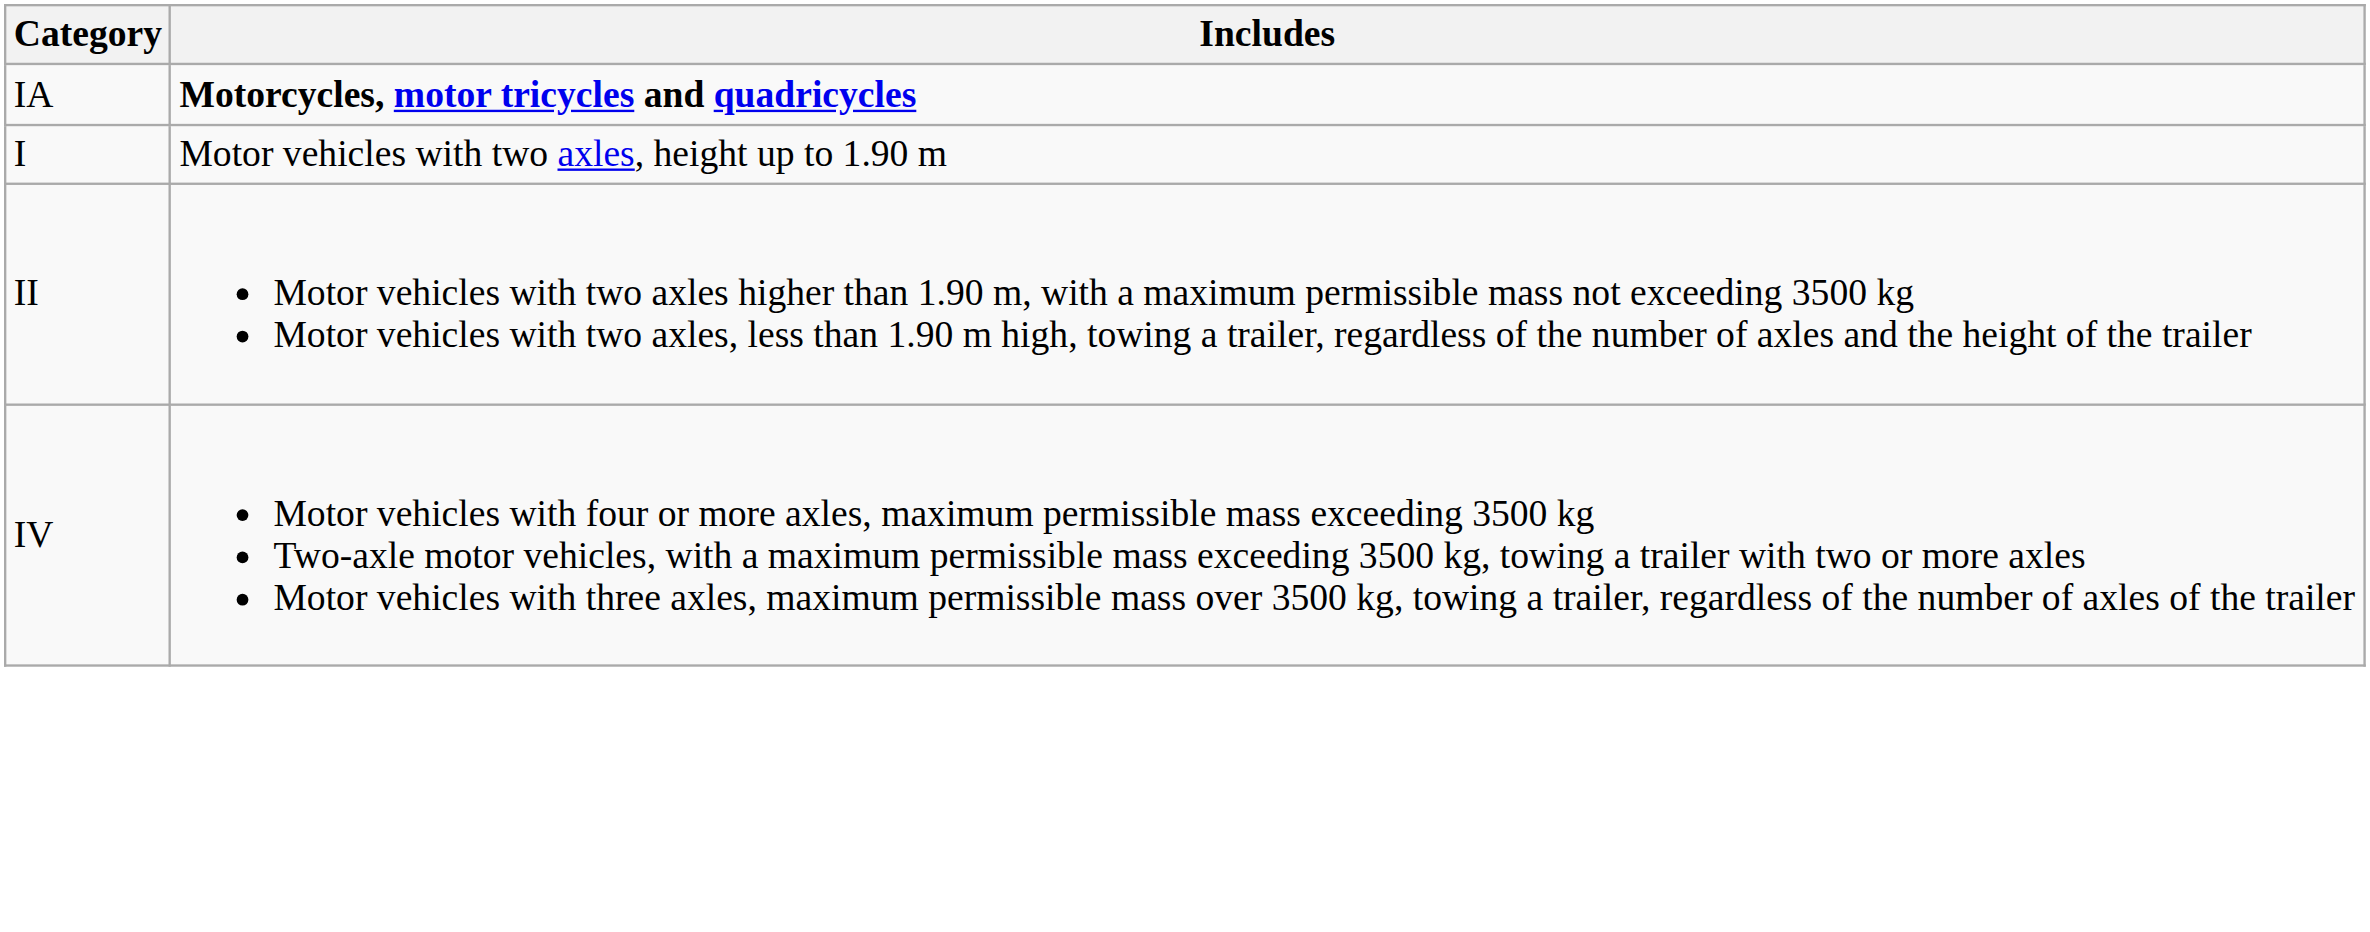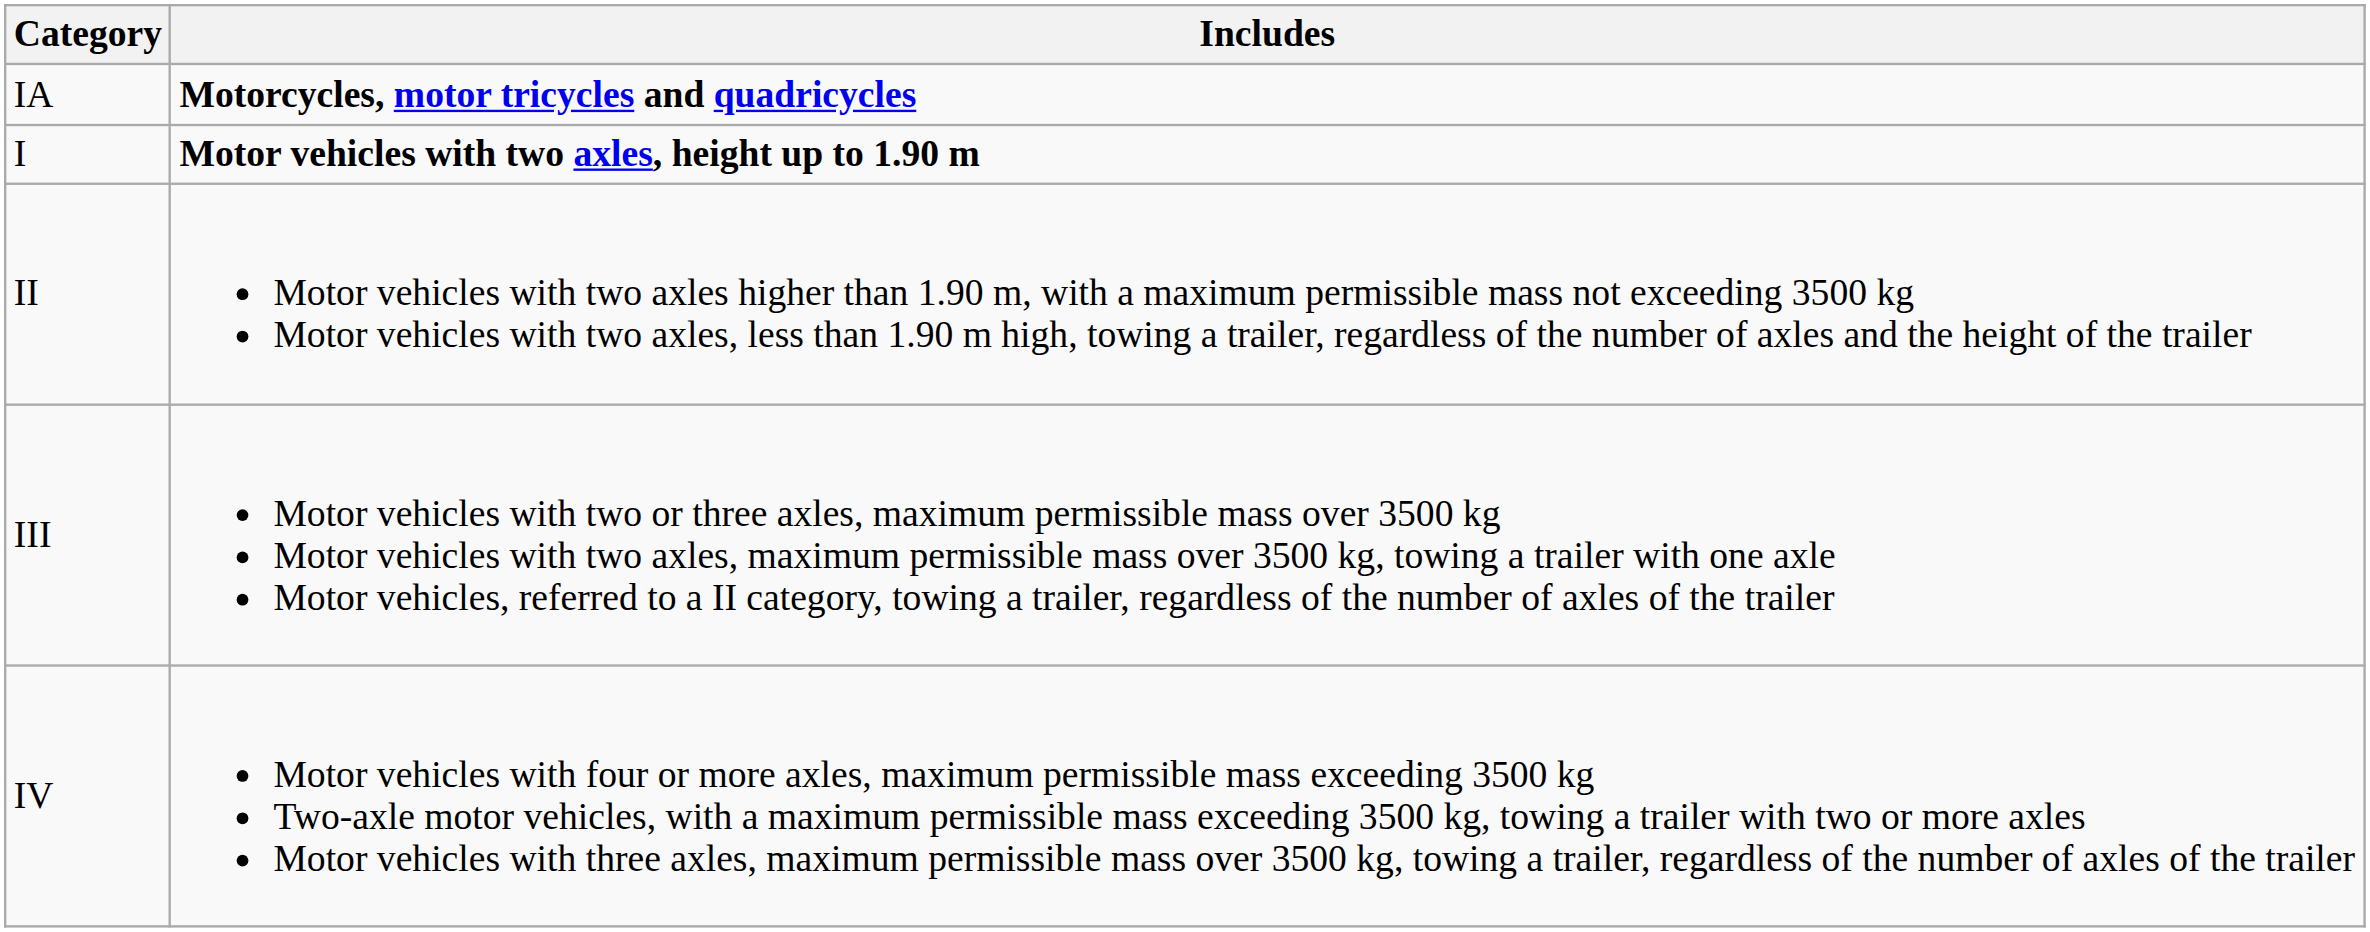(563, 153) normal -> (580, 153) bold
+ row: (33, 533)
